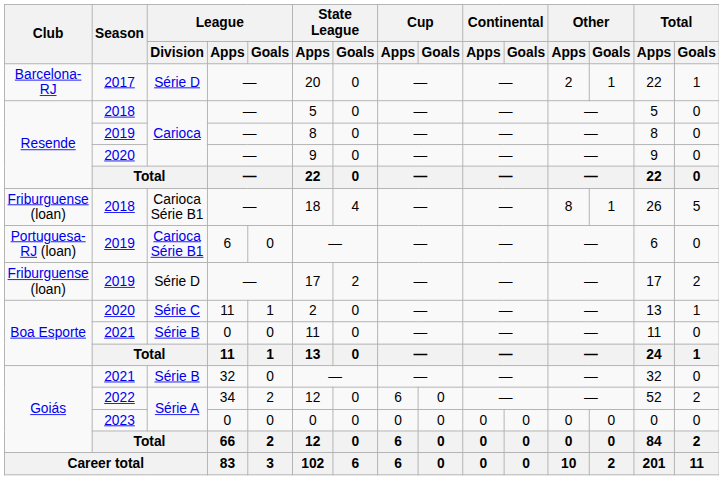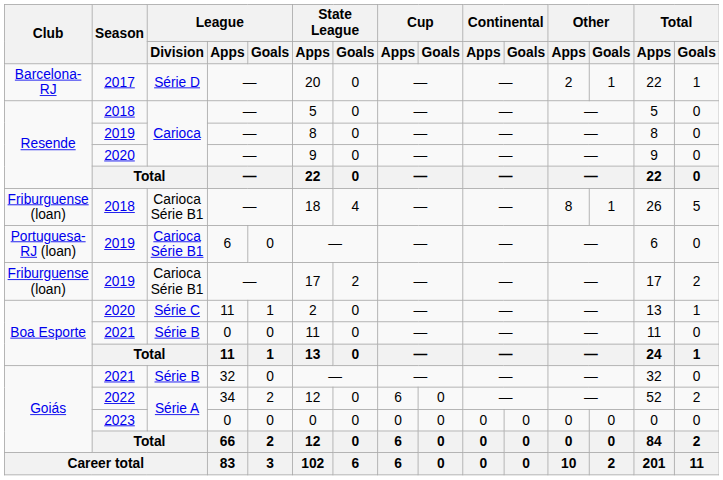(177, 281) Série D -> (177, 281) Carioca Série B1
